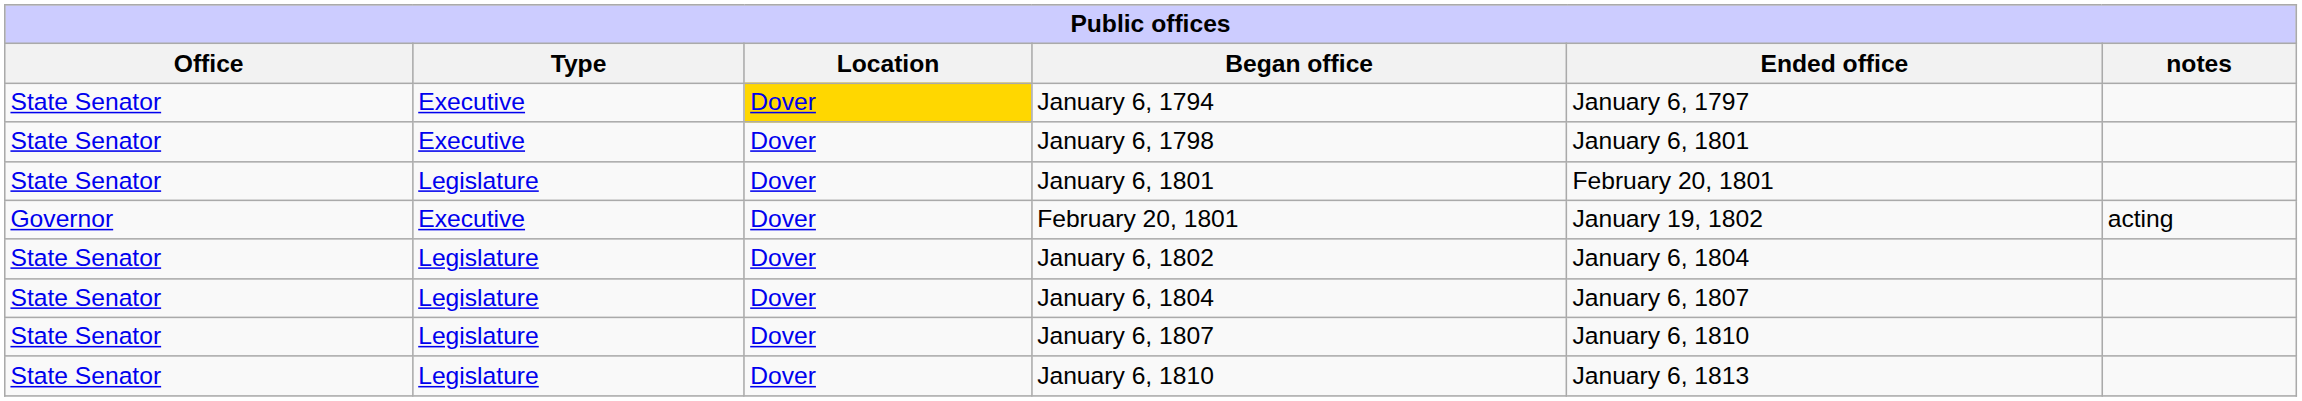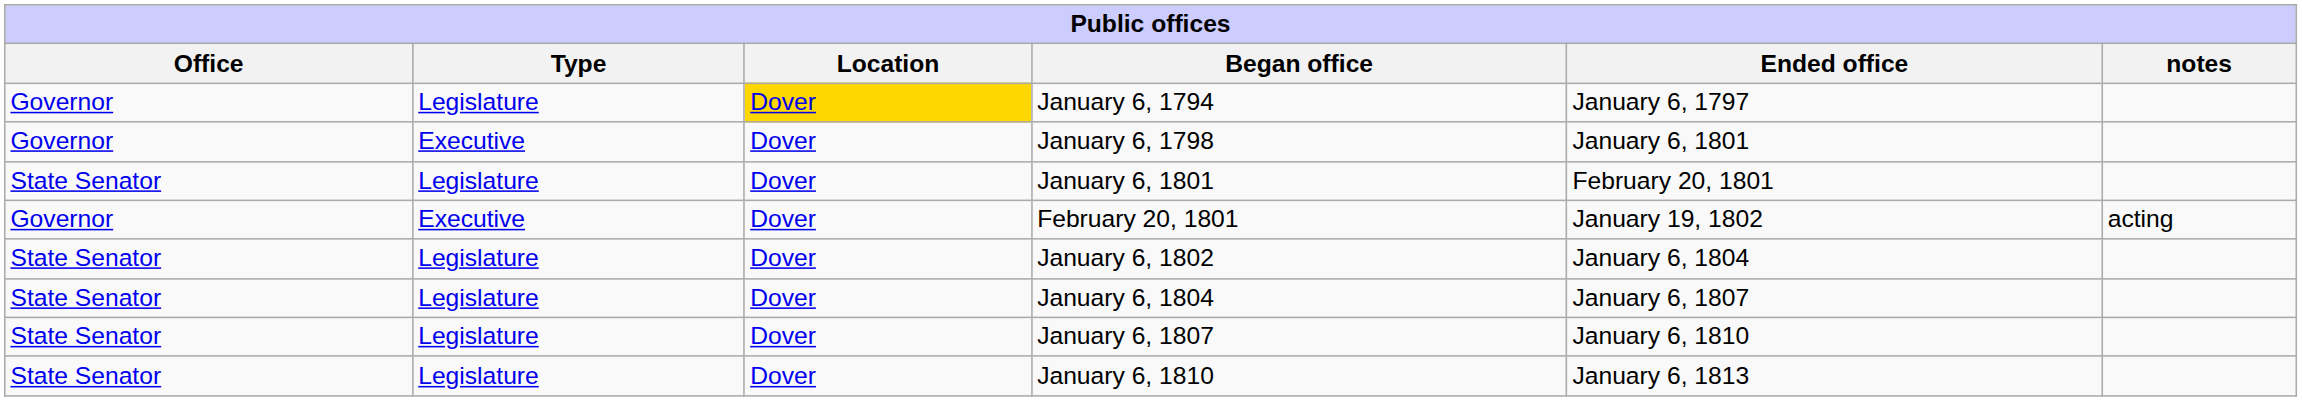(86, 102) State Senator -> (62, 102) Governor
(472, 102) Executive -> (478, 102) Legislature
(86, 141) State Senator -> (62, 141) Governor
